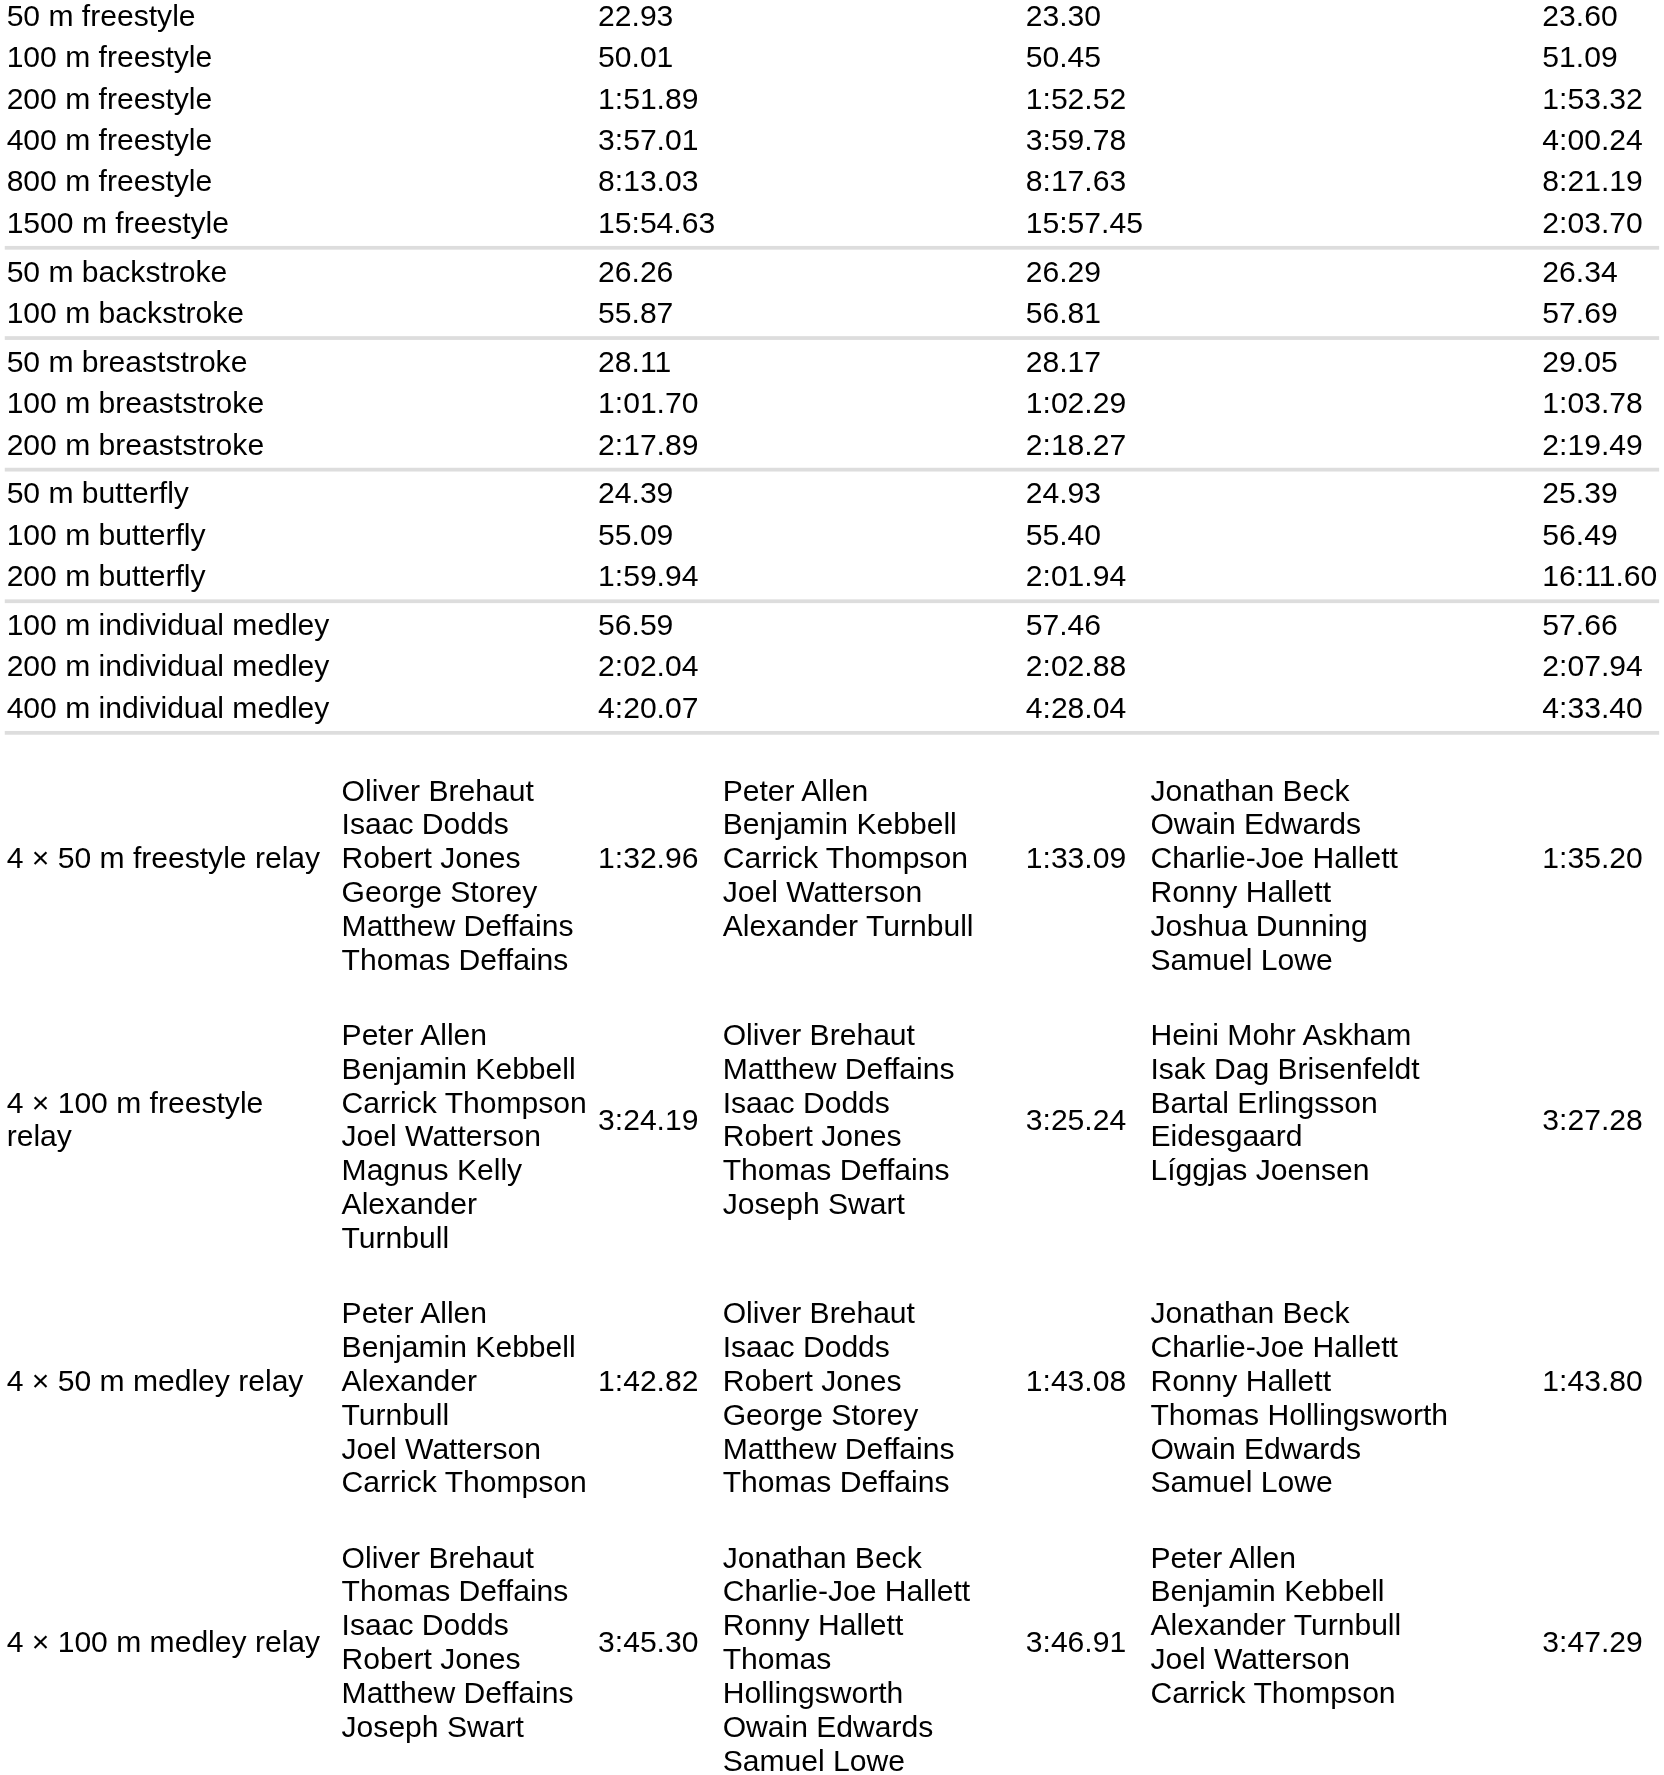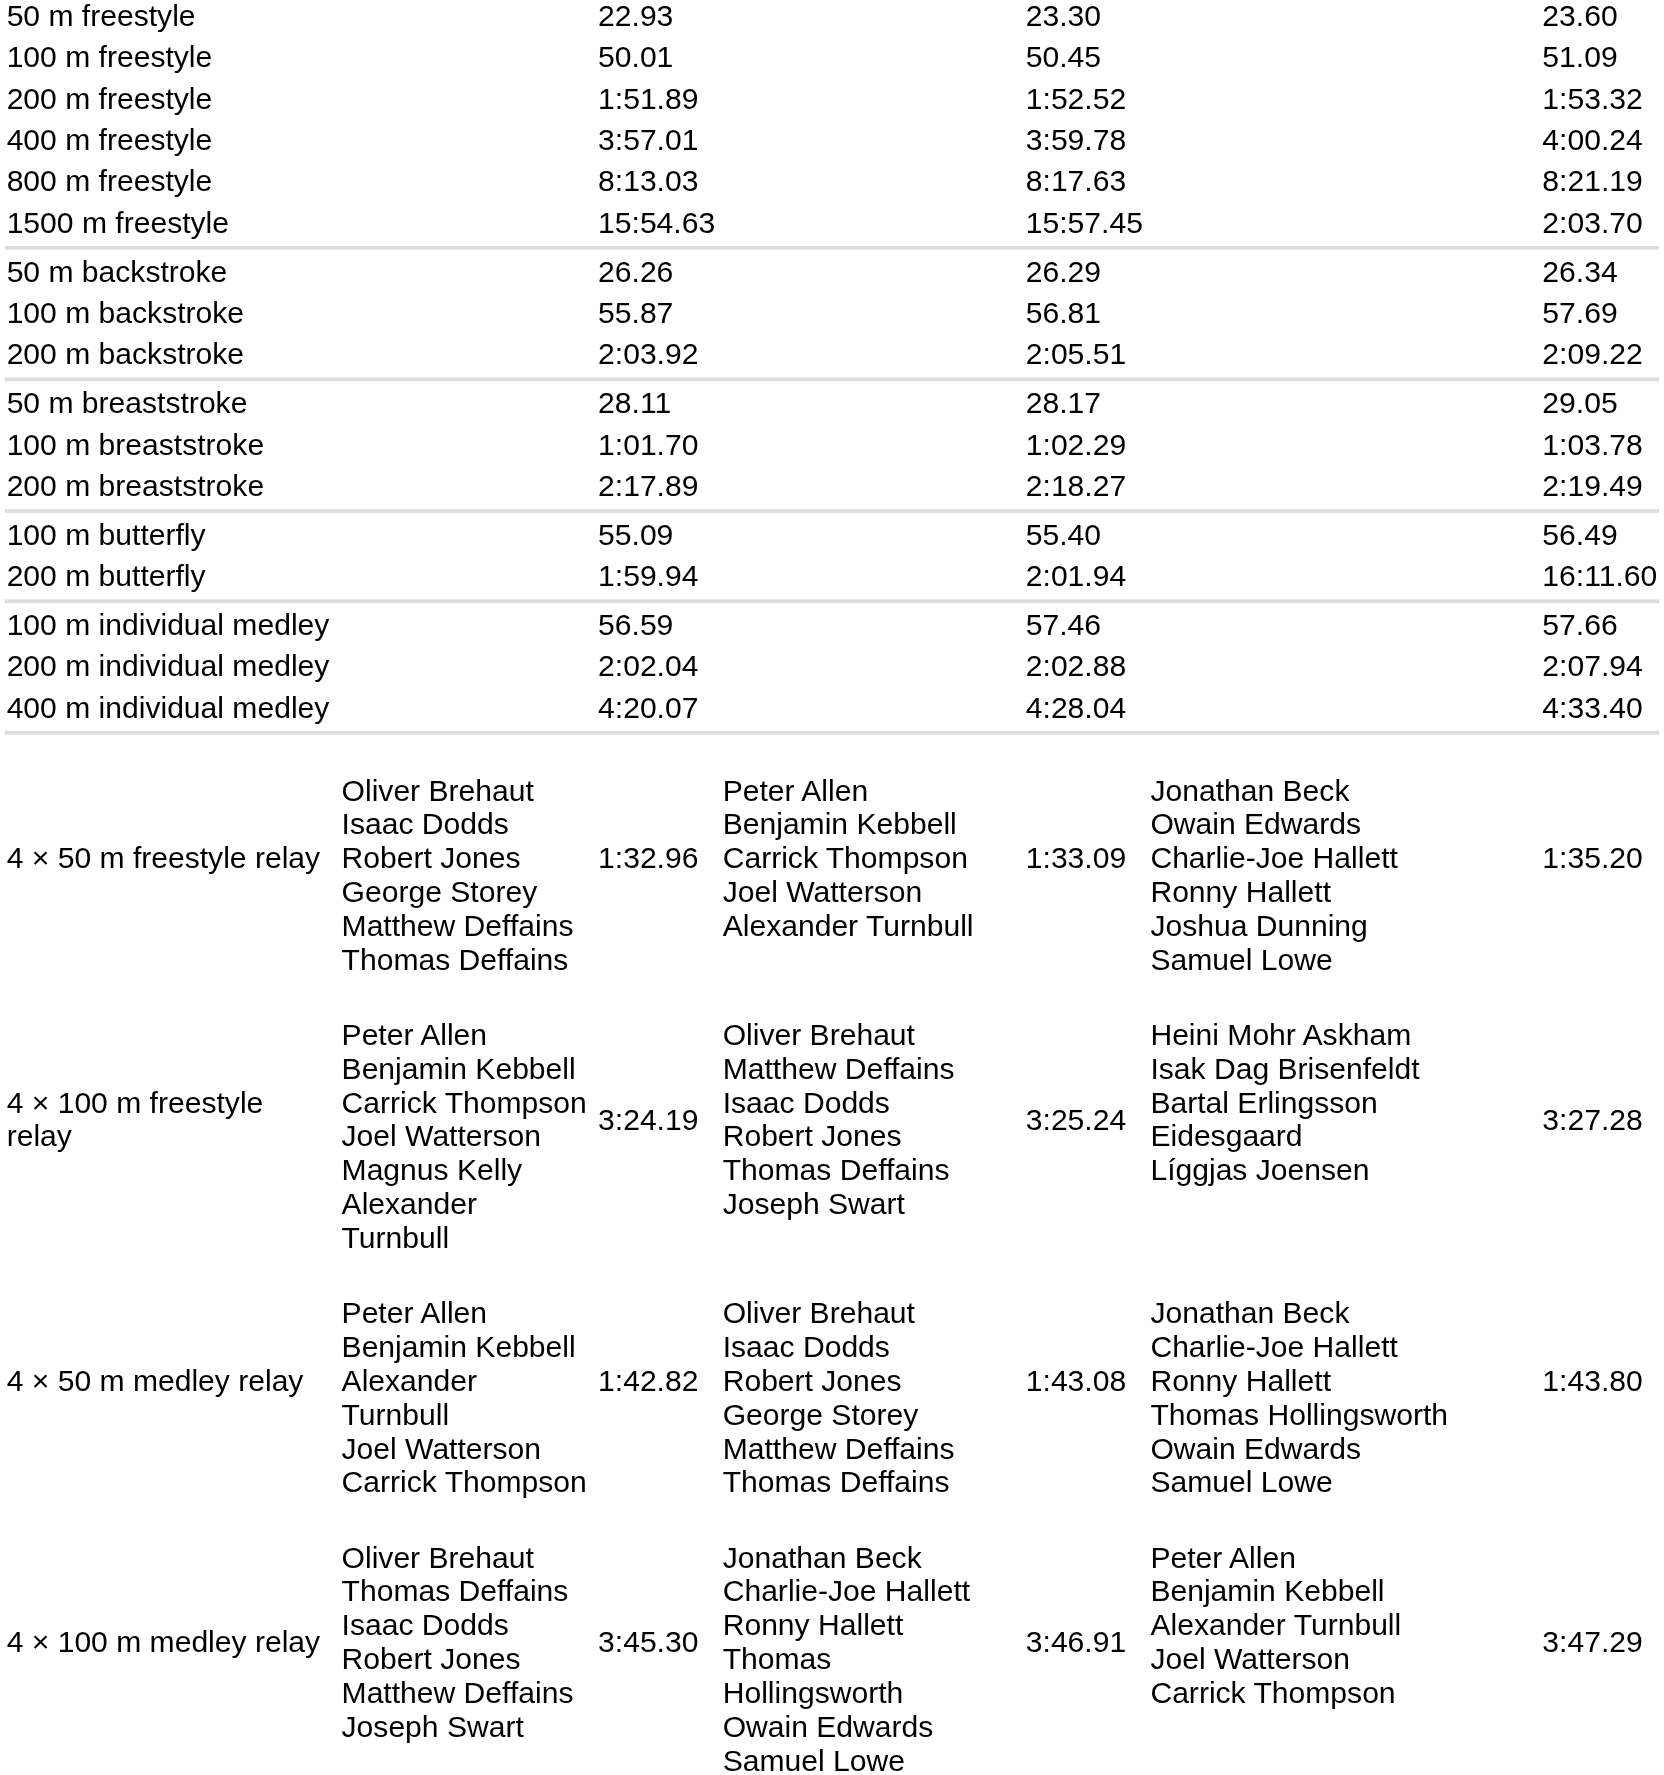+ row: (125, 354)
- row: (98, 493)
